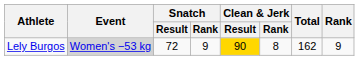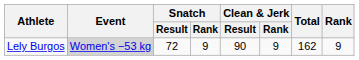(240, 47) gold background -> (240, 47) no background
(276, 47) 8 -> (276, 47) 9
